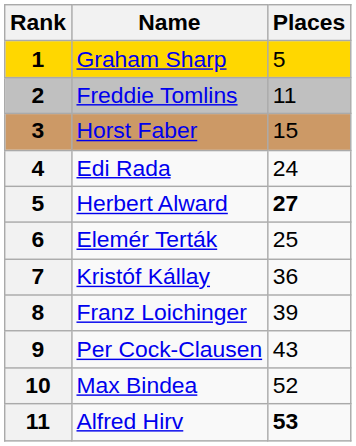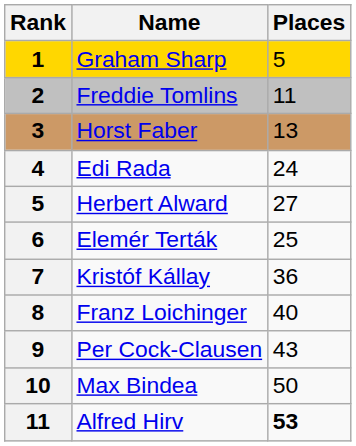(285, 131) 15 -> (285, 131) 13
(285, 204) bold -> (285, 204) normal
(285, 312) 39 -> (285, 312) 40
(285, 385) 52 -> (285, 385) 50
